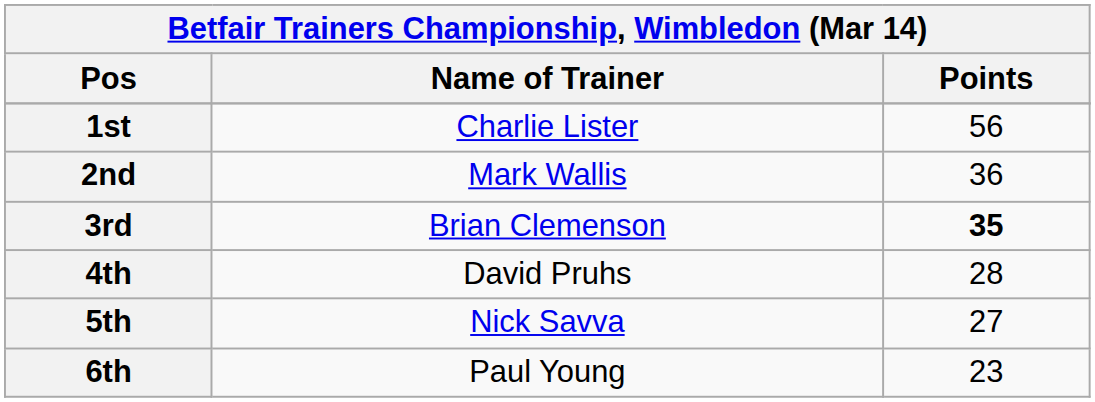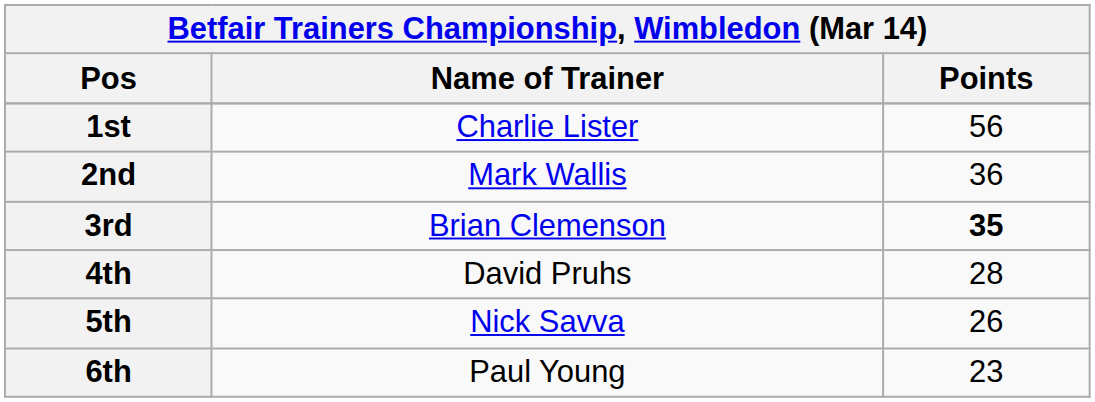(986, 322) 27 -> (986, 322) 26
